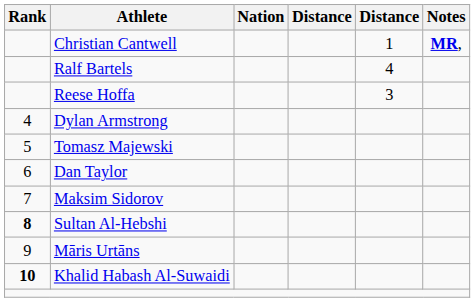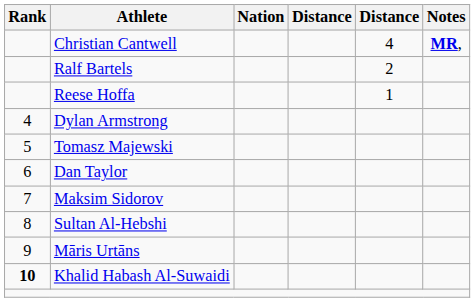(389, 43) 1 -> (389, 43) 4
(389, 69) 4 -> (389, 69) 2
(389, 95) 3 -> (389, 95) 1
(27, 224) bold -> (27, 224) normal
